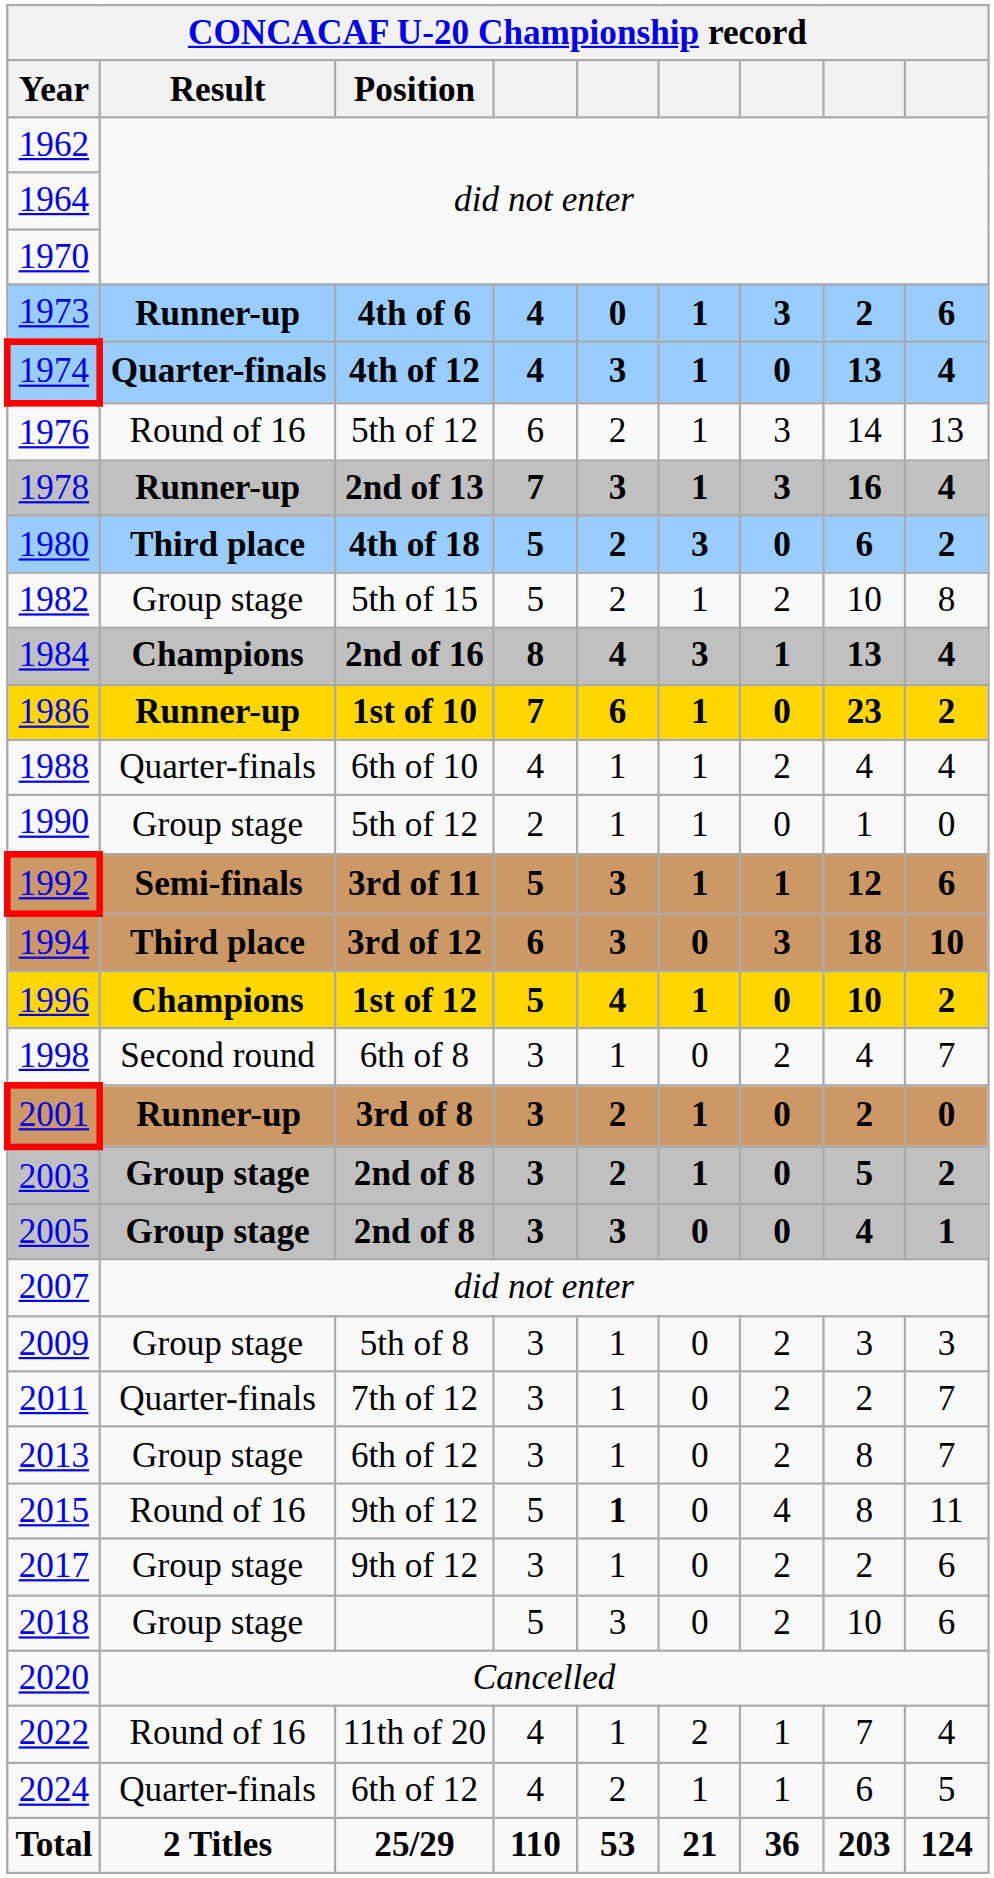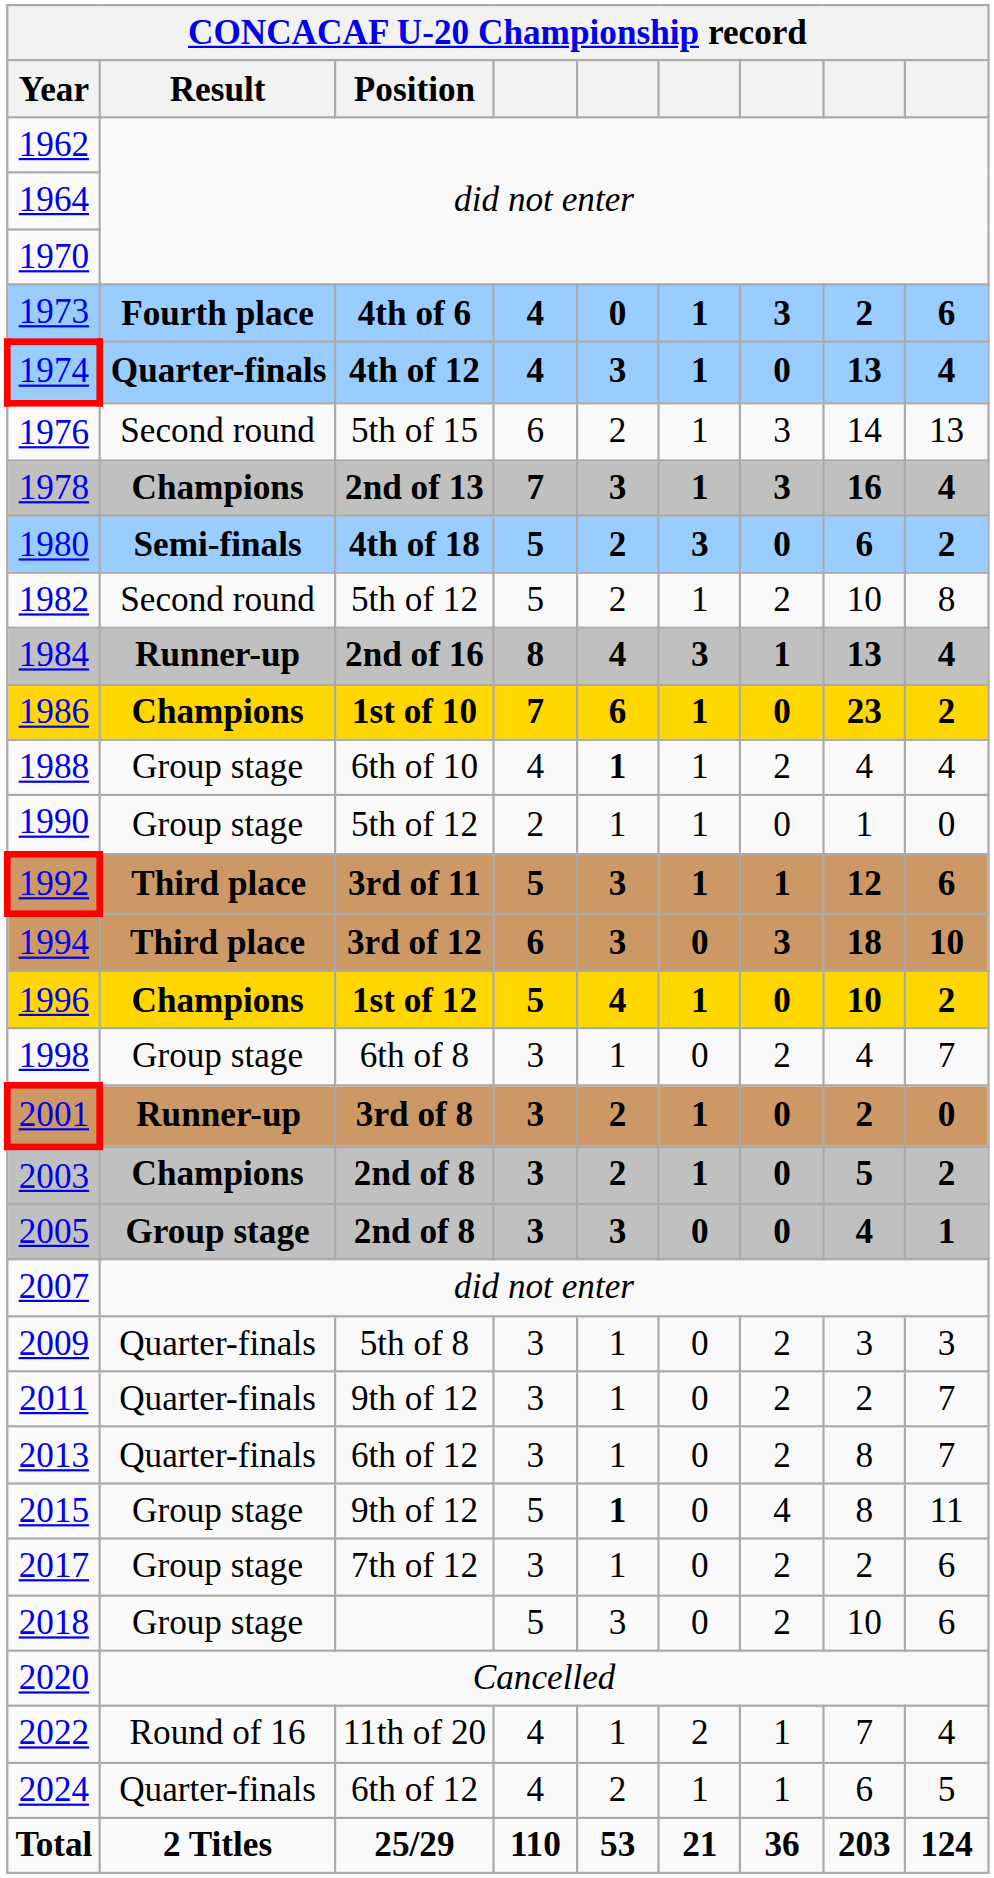(218, 312) Runner-up -> (218, 312) Fourth place
(218, 430) Round of 16 -> (218, 430) Second round
(414, 430) 5th of 12 -> (414, 430) 5th of 15
(218, 487) Runner-up -> (218, 487) Champions
(218, 543) Third place -> (218, 543) Semi-finals
(218, 599) Group stage -> (218, 599) Second round
(414, 599) 5th of 15 -> (414, 599) 5th of 12
(218, 655) Champions -> (218, 655) Runner-up
(218, 711) Runner-up -> (218, 711) Champions
(218, 766) Quarter-finals -> (218, 766) Group stage
(618, 766) normal -> (618, 766) bold
(219, 882) Semi-finals -> (219, 882) Third place
(218, 1055) Second round -> (218, 1055) Group stage
(218, 1174) Group stage -> (218, 1174) Champions
(218, 1342) Group stage -> (218, 1342) Quarter-finals
(414, 1398) 7th of 12 -> (414, 1398) 9th of 12
(218, 1454) Group stage -> (218, 1454) Quarter-finals
(218, 1510) Round of 16 -> (218, 1510) Group stage
(414, 1566) 9th of 12 -> (414, 1566) 7th of 12
